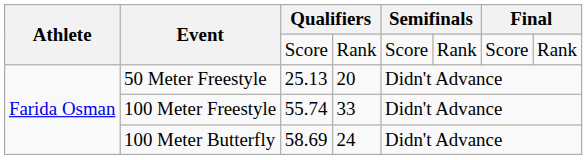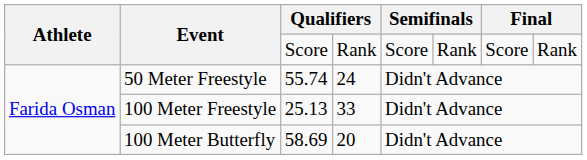(306, 79) 25.13 -> (306, 79) 55.74
(346, 79) 20 -> (346, 79) 24
(306, 109) 55.74 -> (306, 109) 25.13
(346, 139) 24 -> (346, 139) 20
